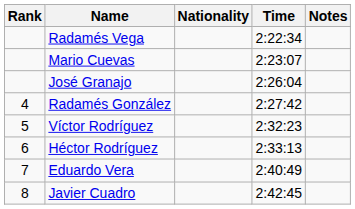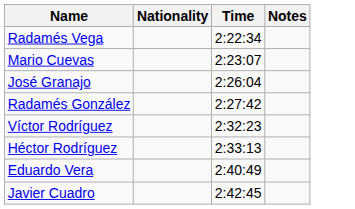- column: (25, 16)
